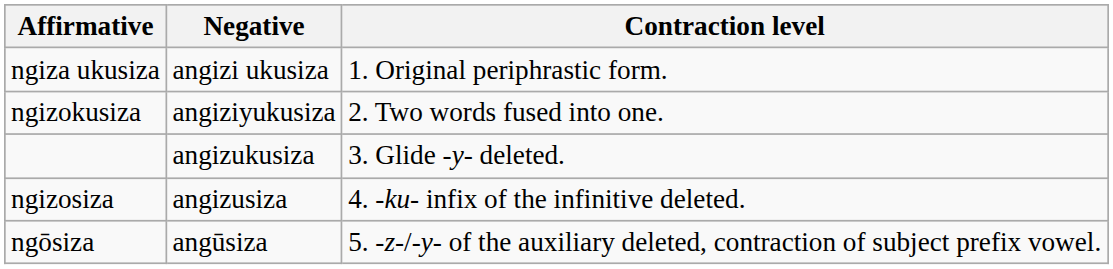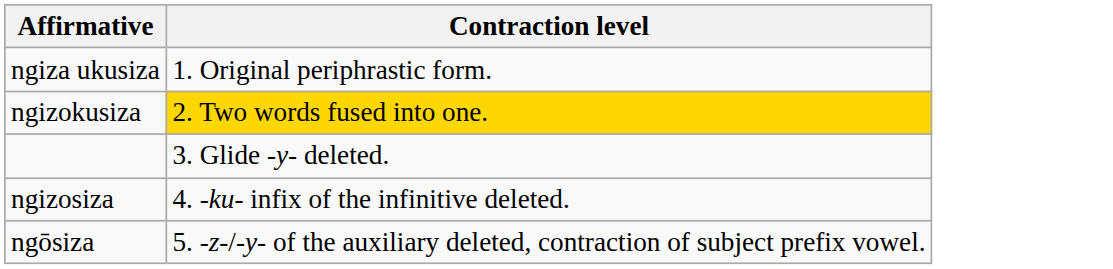- column: (254, 26)
(506, 112) no background -> (330, 112) gold background
